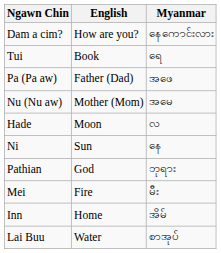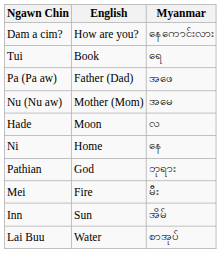(83, 147) Sun -> (88, 147) Home
(88, 214) Home -> (83, 214) Sun
